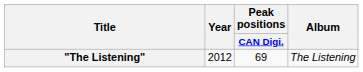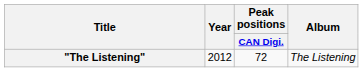(261, 58) 69 -> (261, 58) 72
